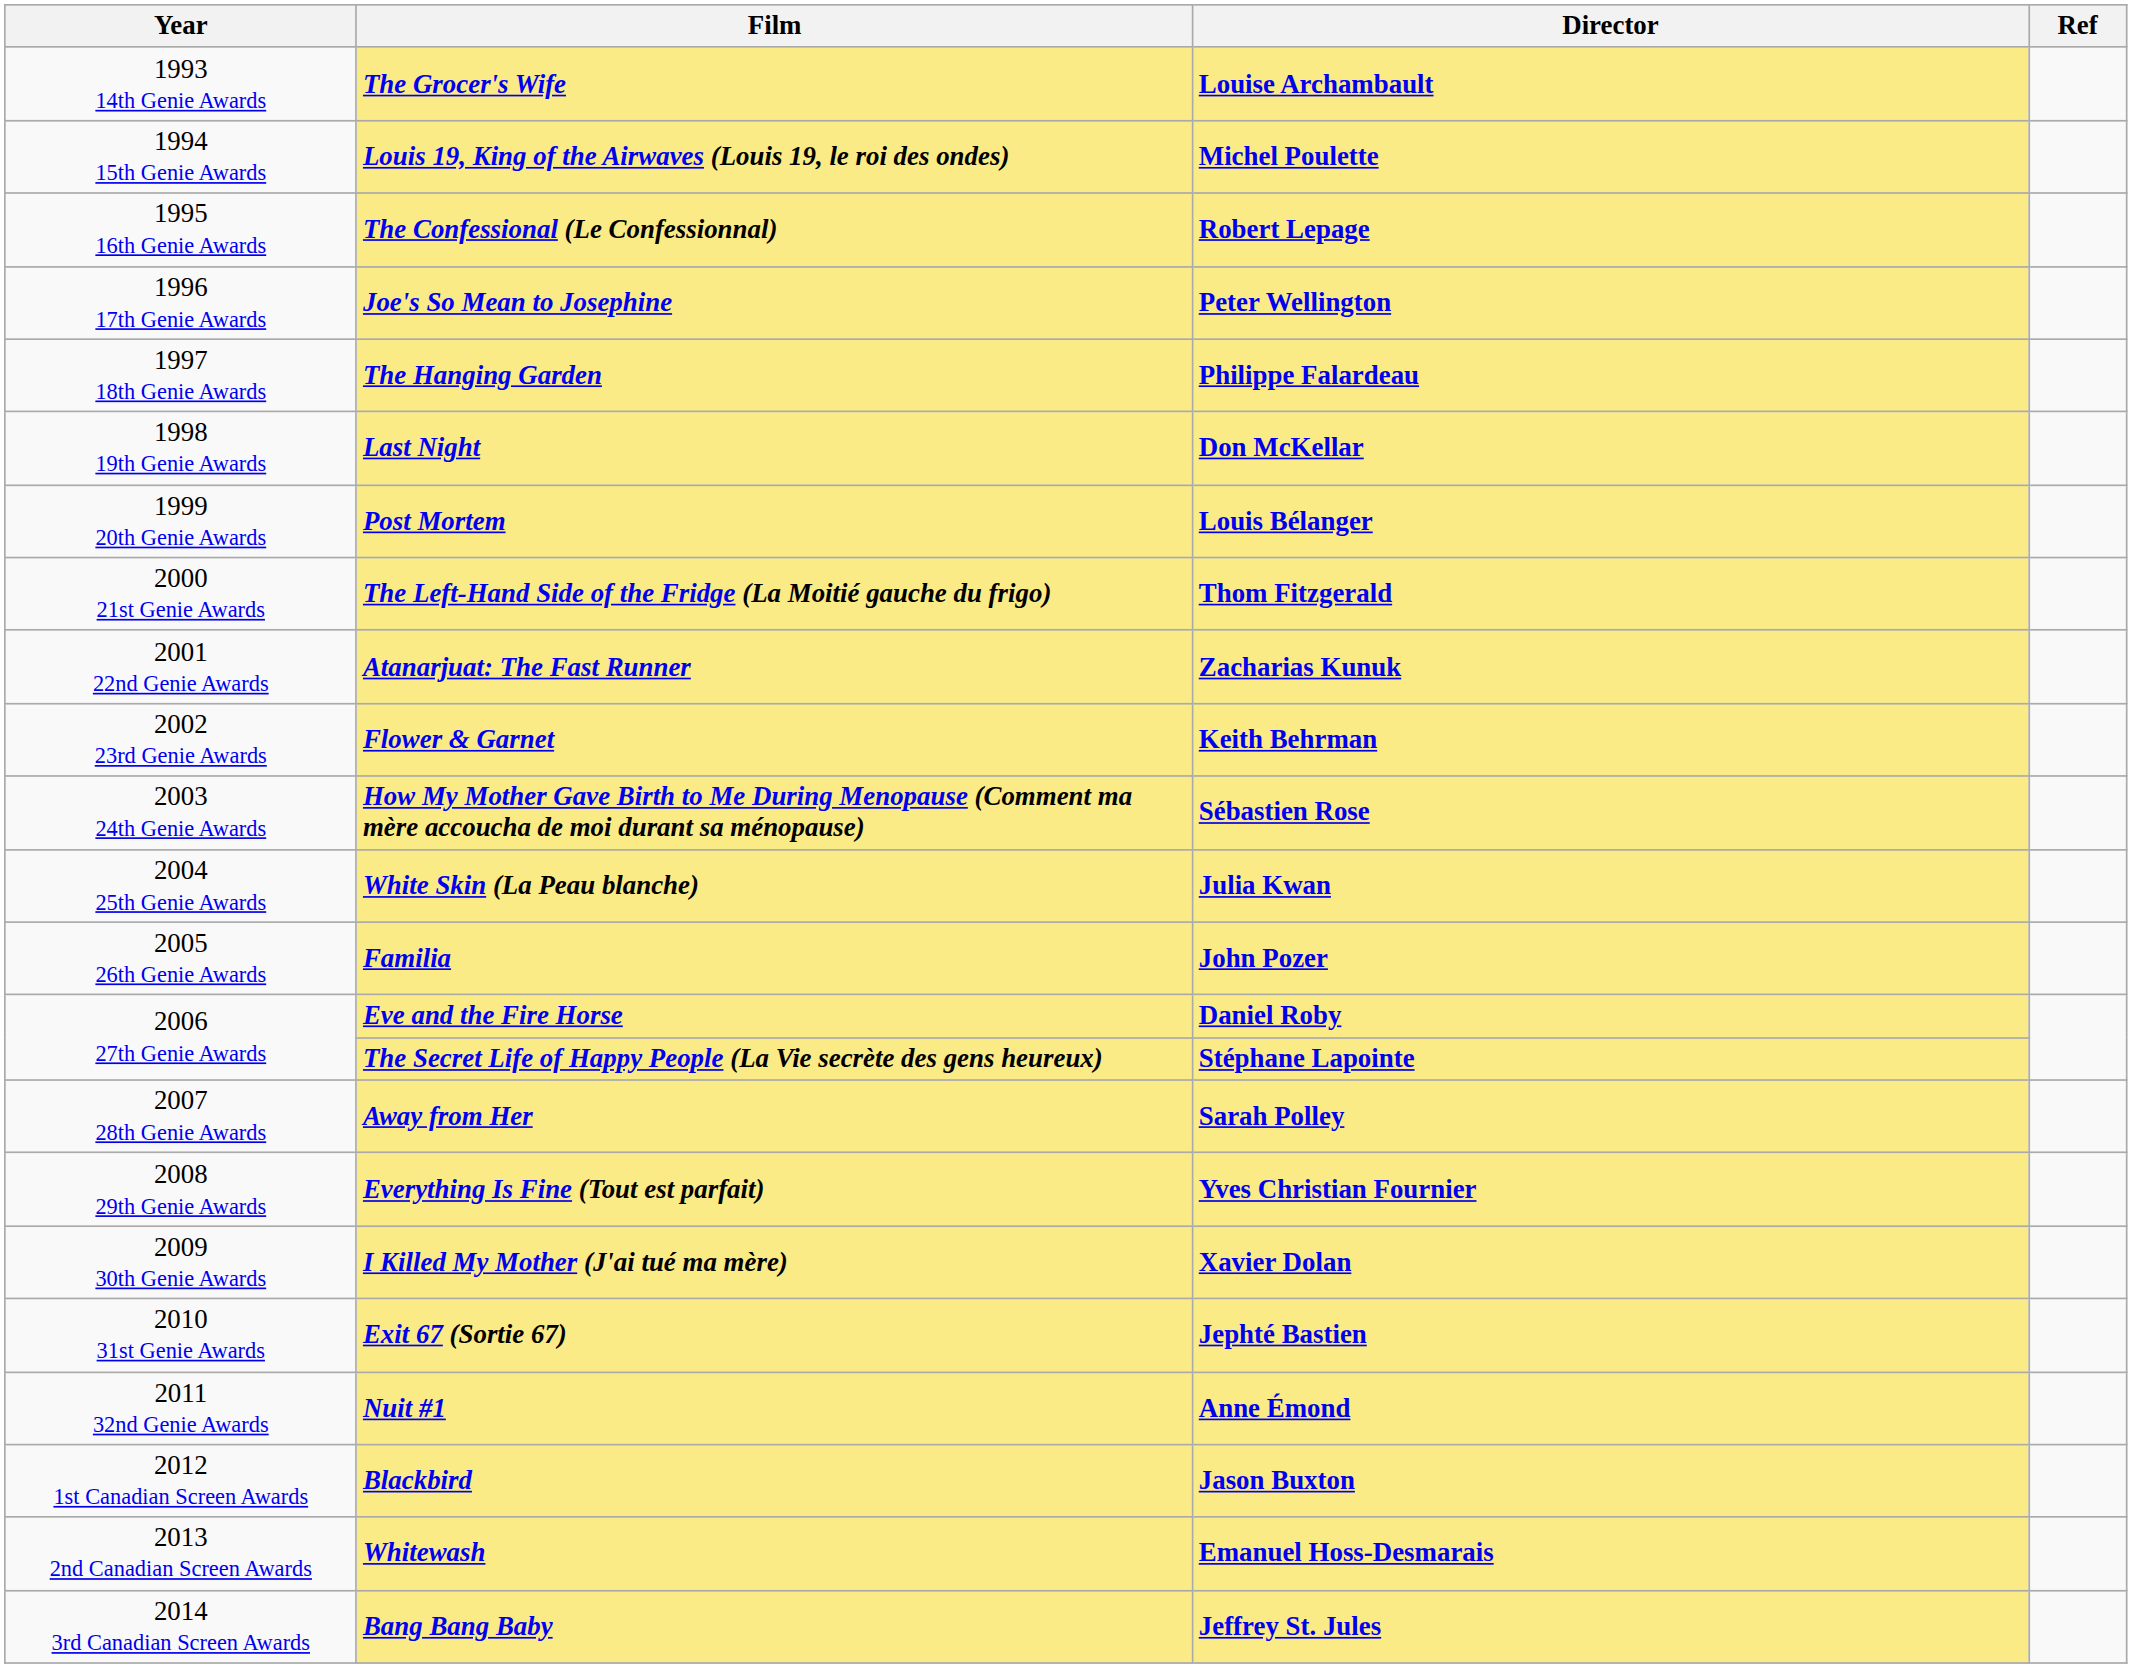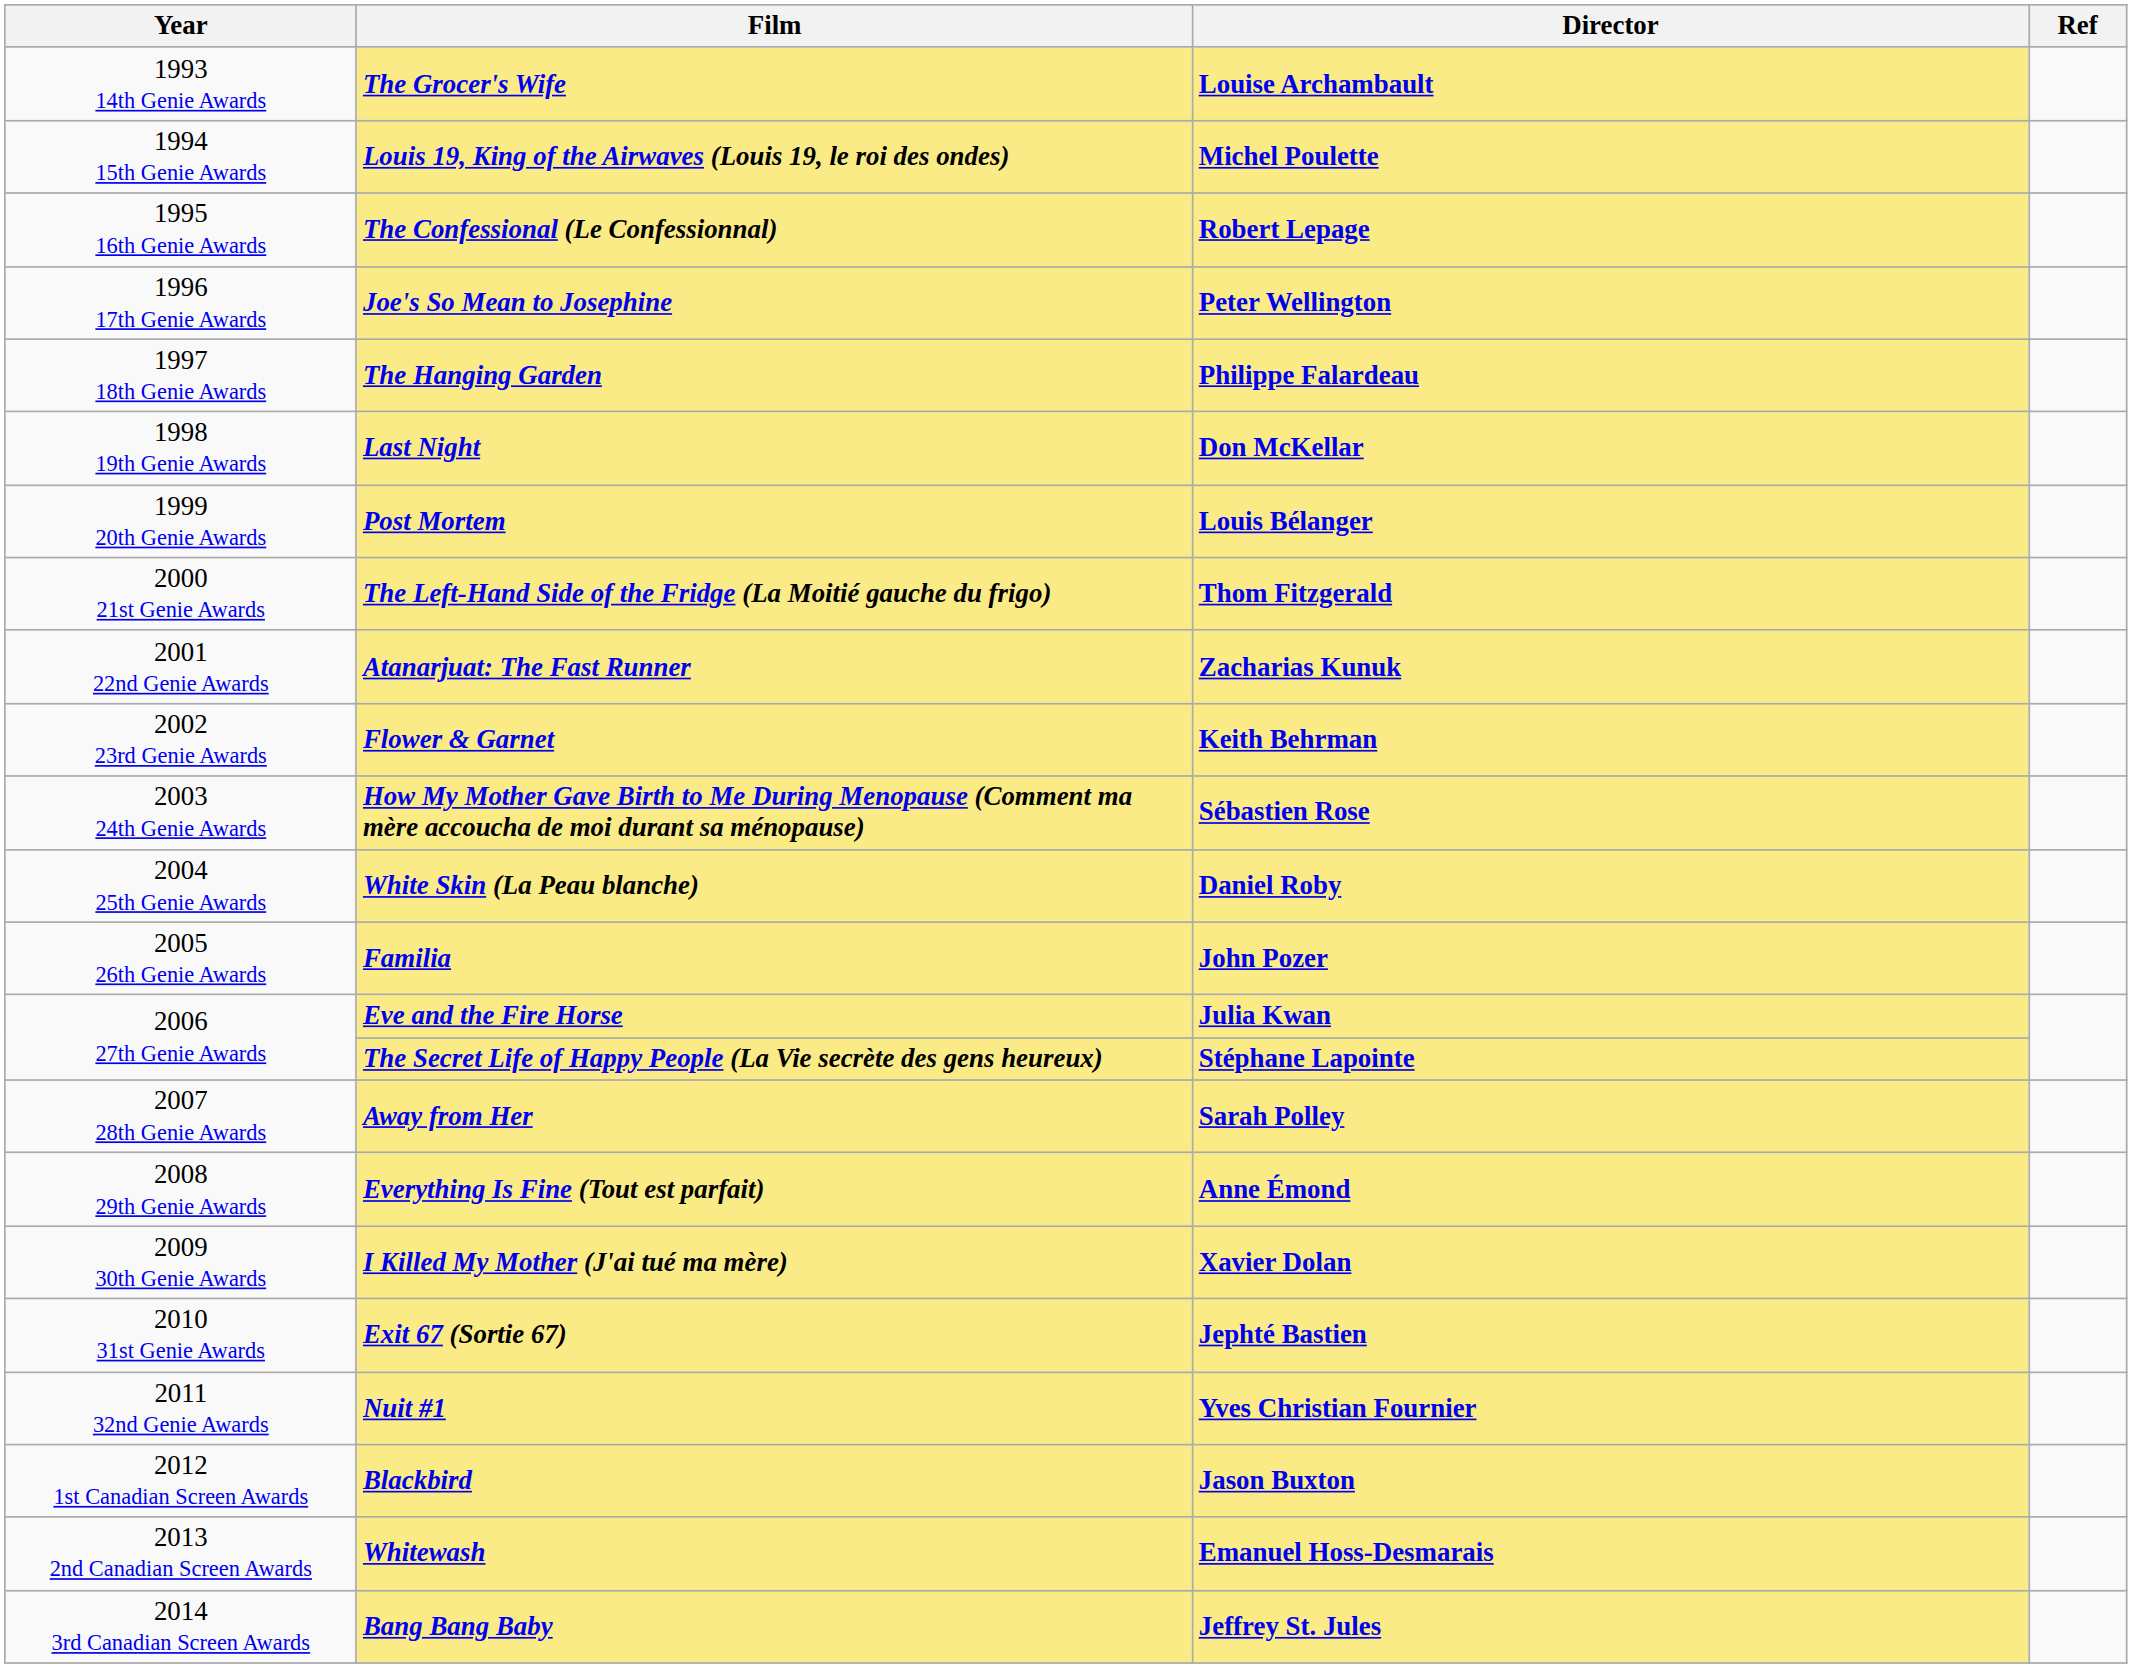(1265, 885) Julia Kwan -> (1270, 885) Daniel Roby
(1270, 1015) Daniel Roby -> (1265, 1015) Julia Kwan
(1338, 1189) Yves Christian Fournier -> (1275, 1189) Anne Émond
(1275, 1407) Anne Émond -> (1338, 1407) Yves Christian Fournier
